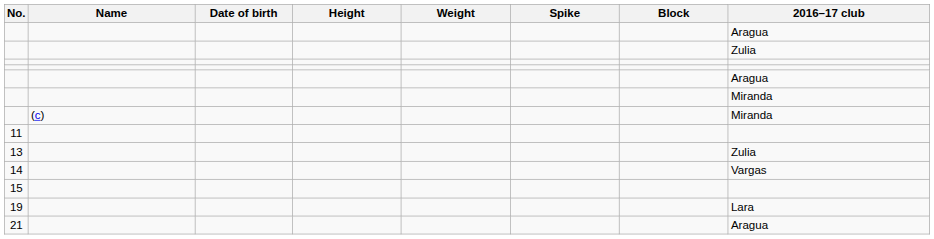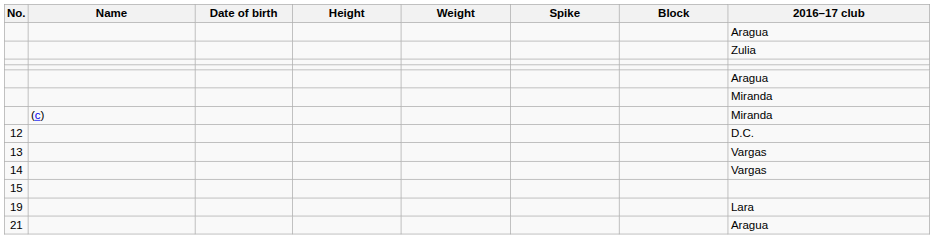- row: (16, 133)
+ row: (16, 133)
(743, 152) Zulia -> (749, 152) Vargas
